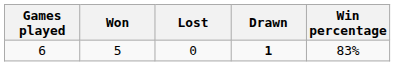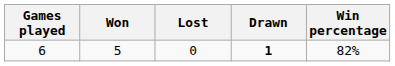(348, 51) 83% -> (348, 51) 82%
